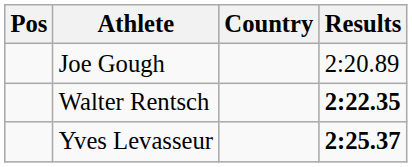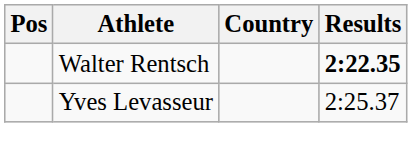- row: (112, 63)
(363, 141) bold -> (362, 102) normal
